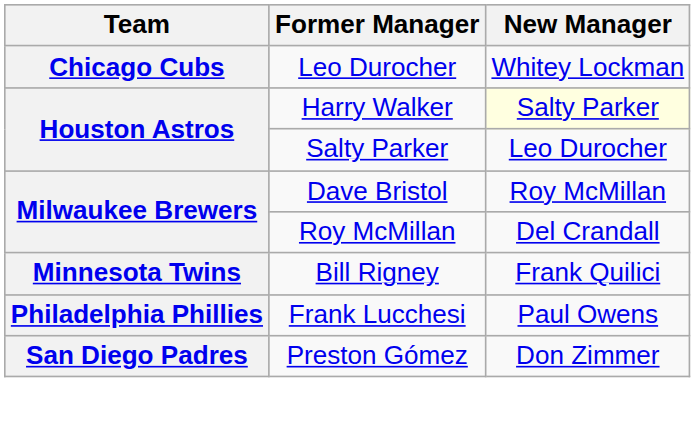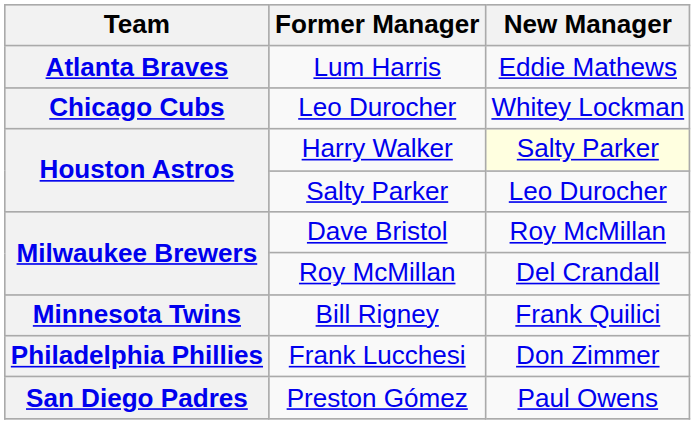+ row: (377, 66)
(588, 314) Paul Owens -> (588, 356) Don Zimmer
(588, 356) Don Zimmer -> (588, 397) Paul Owens
